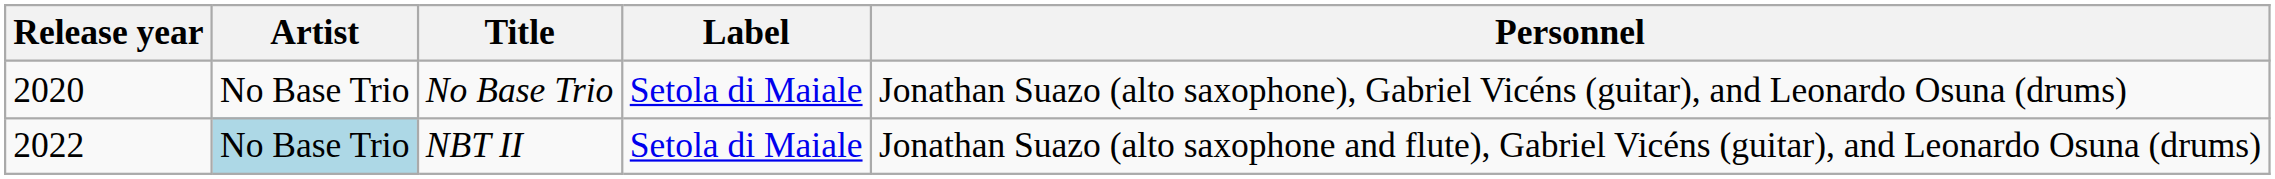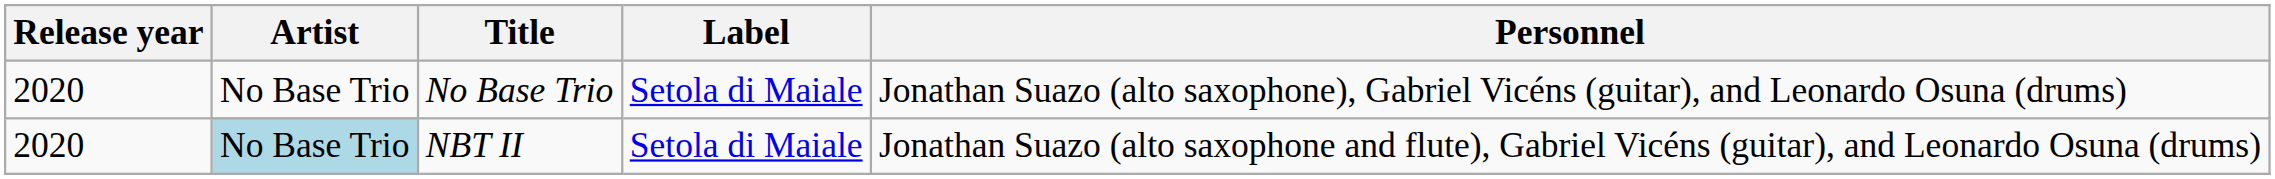(49, 145) 2022 -> (49, 145) 2020
